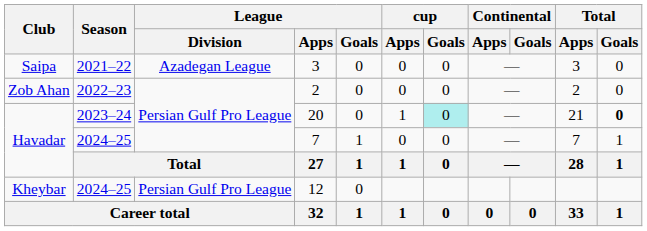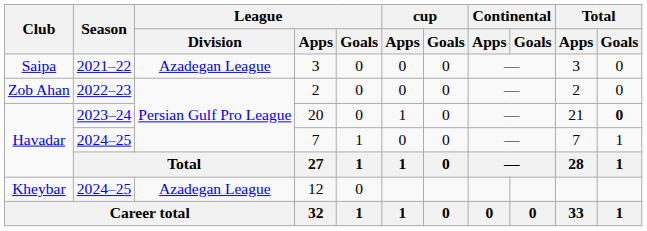(446, 115) paleturquoise background -> (446, 115) no background
(215, 189) Persian Gulf Pro League -> (215, 189) Azadegan League
